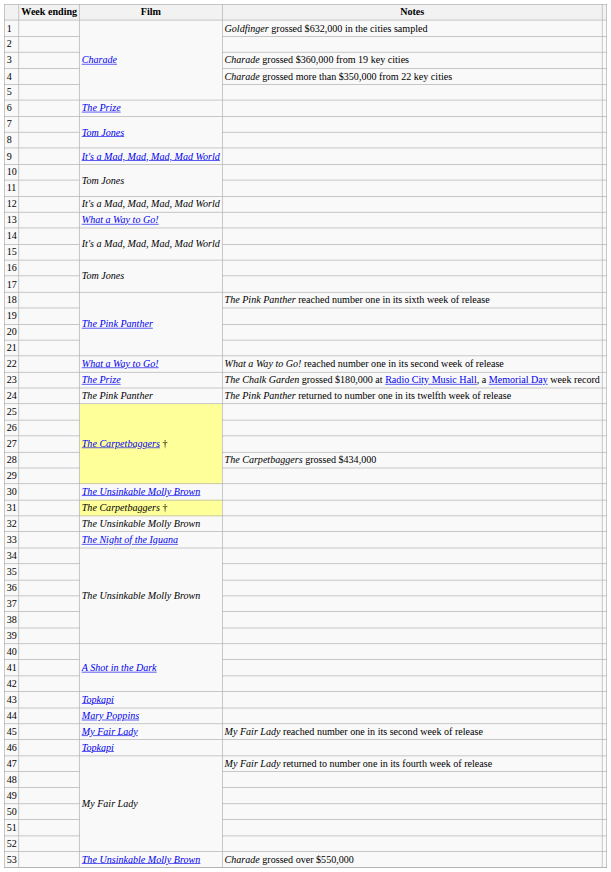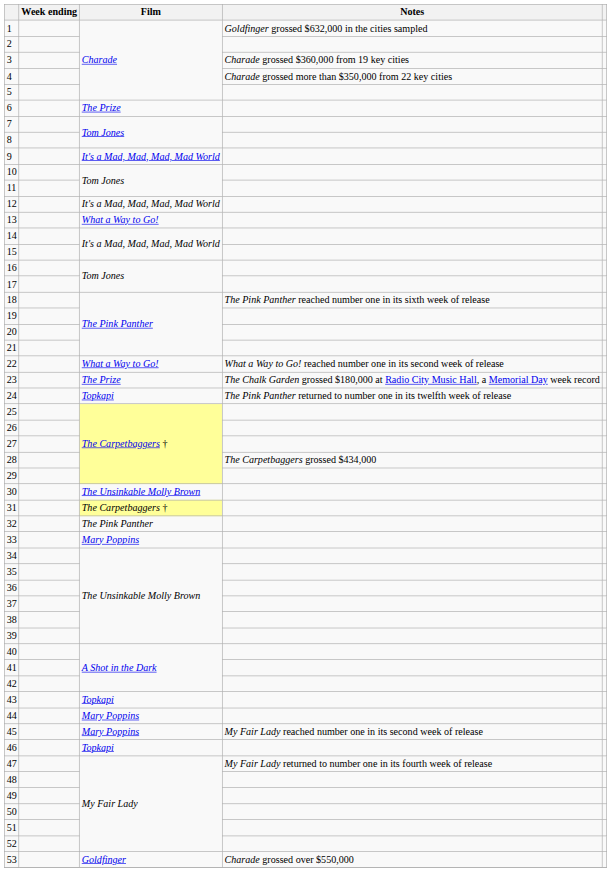(117, 396) The Pink Panther -> (98, 396) Topkapi
(141, 524) The Unsinkable Molly Brown -> (117, 524) The Pink Panther
(130, 540) The Night of the Iguana -> (110, 540) Mary Poppins
(110, 731) My Fair Lady -> (110, 731) Mary Poppins
(141, 859) The Unsinkable Molly Brown -> (104, 859) Goldfinger
